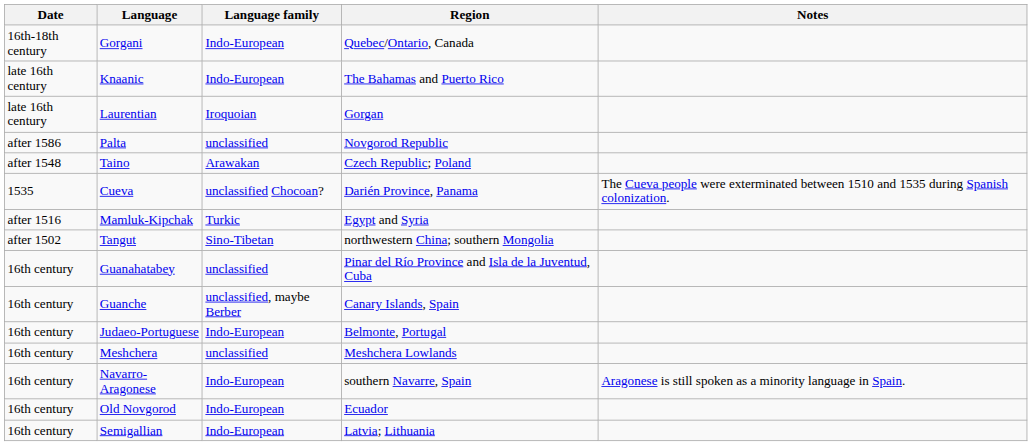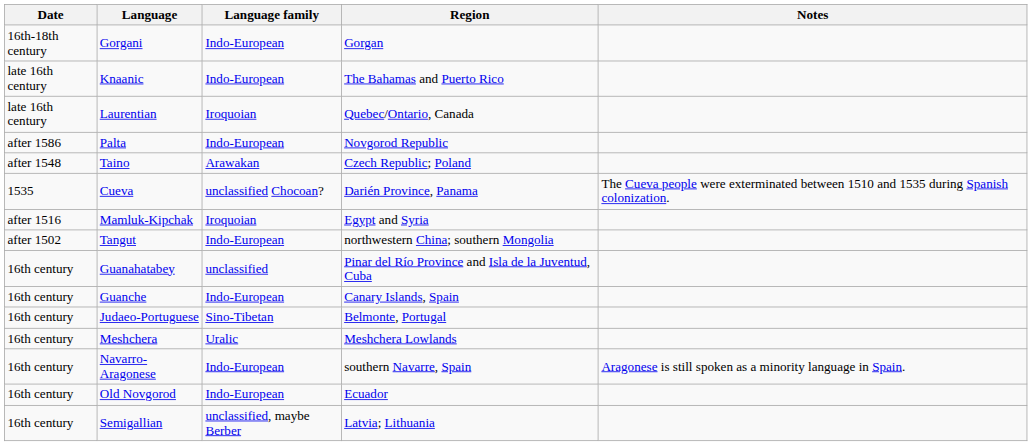(409, 43) Quebec/Ontario, Canada -> (364, 43) Gorgan
(364, 114) Gorgan -> (409, 114) Quebec/Ontario, Canada
(237, 142) unclassified -> (245, 142) Indo-European
(223, 219) Turkic -> (231, 219) Iroquoian
(239, 240) Sino-Tibetan -> (245, 240) Indo-European
(258, 304) unclassified, maybe Berber -> (245, 296) Indo-European
(245, 332) Indo-European -> (239, 317) Sino-Tibetan
(237, 353) unclassified -> (222, 338) Uralic
(245, 430) Indo-European -> (258, 422) unclassified, maybe Berber
